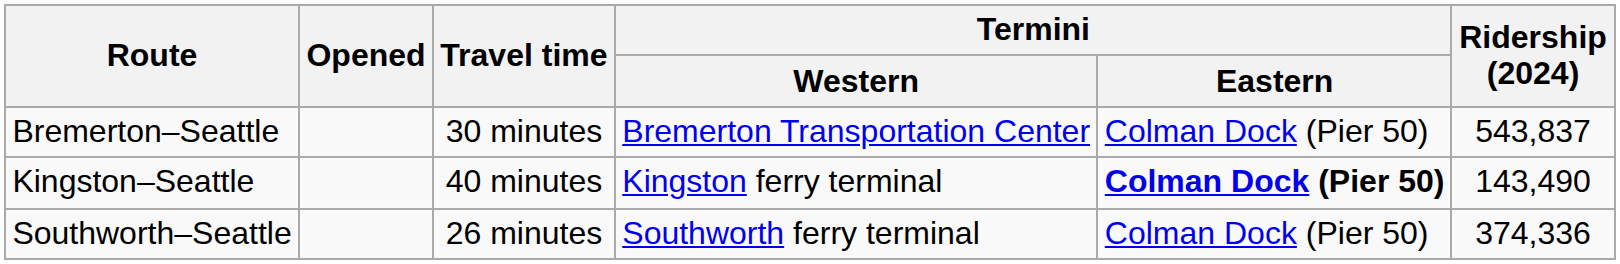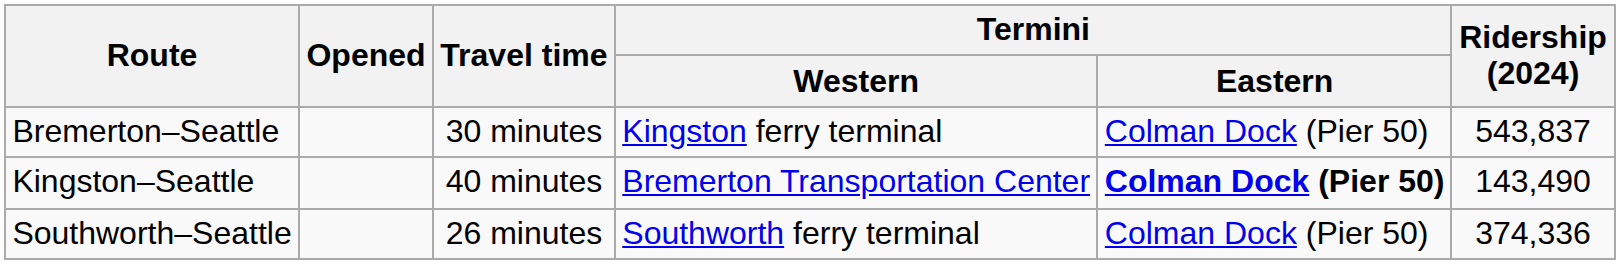(856, 131) Bremerton Transportation Center -> (782, 131) Kingston ferry terminal
(782, 182) Kingston ferry terminal -> (856, 182) Bremerton Transportation Center
